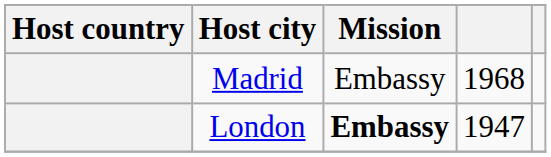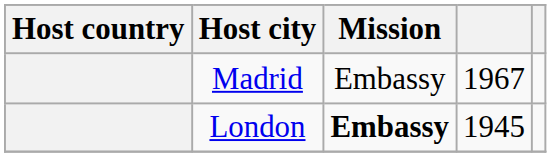(494, 77) 1968 -> (494, 77) 1967
(494, 126) 1947 -> (494, 126) 1945
